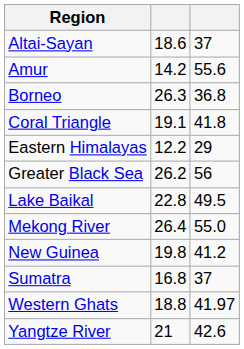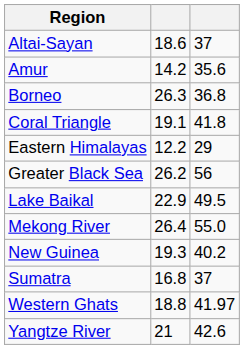(210, 69) 55.6 -> (210, 69) 35.6
(170, 200) 22.8 -> (170, 200) 22.9
(170, 252) 19.8 -> (170, 252) 19.3
(210, 252) 41.2 -> (210, 252) 40.2
